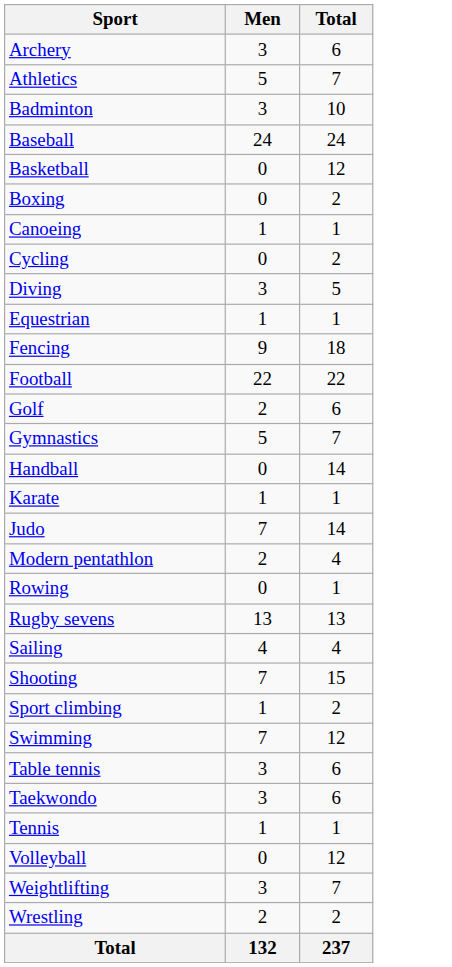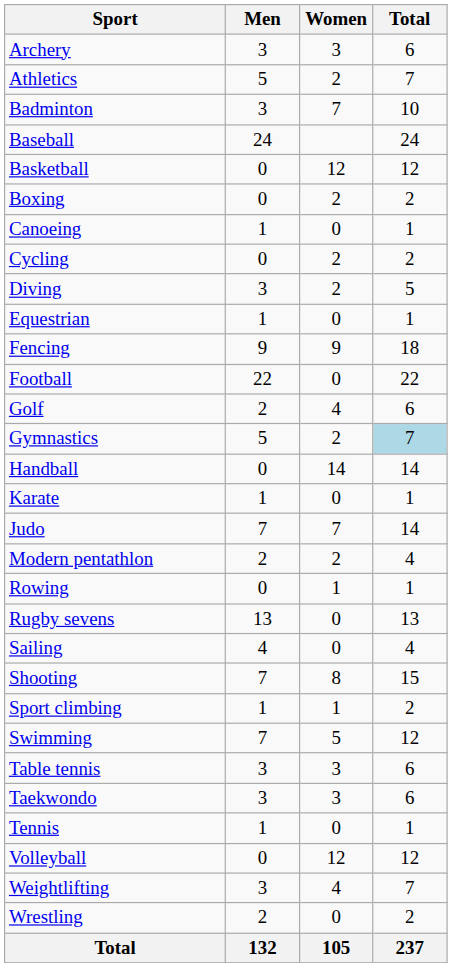+ column: (336, 19)
(336, 438) no background -> (410, 438) lightblue background
